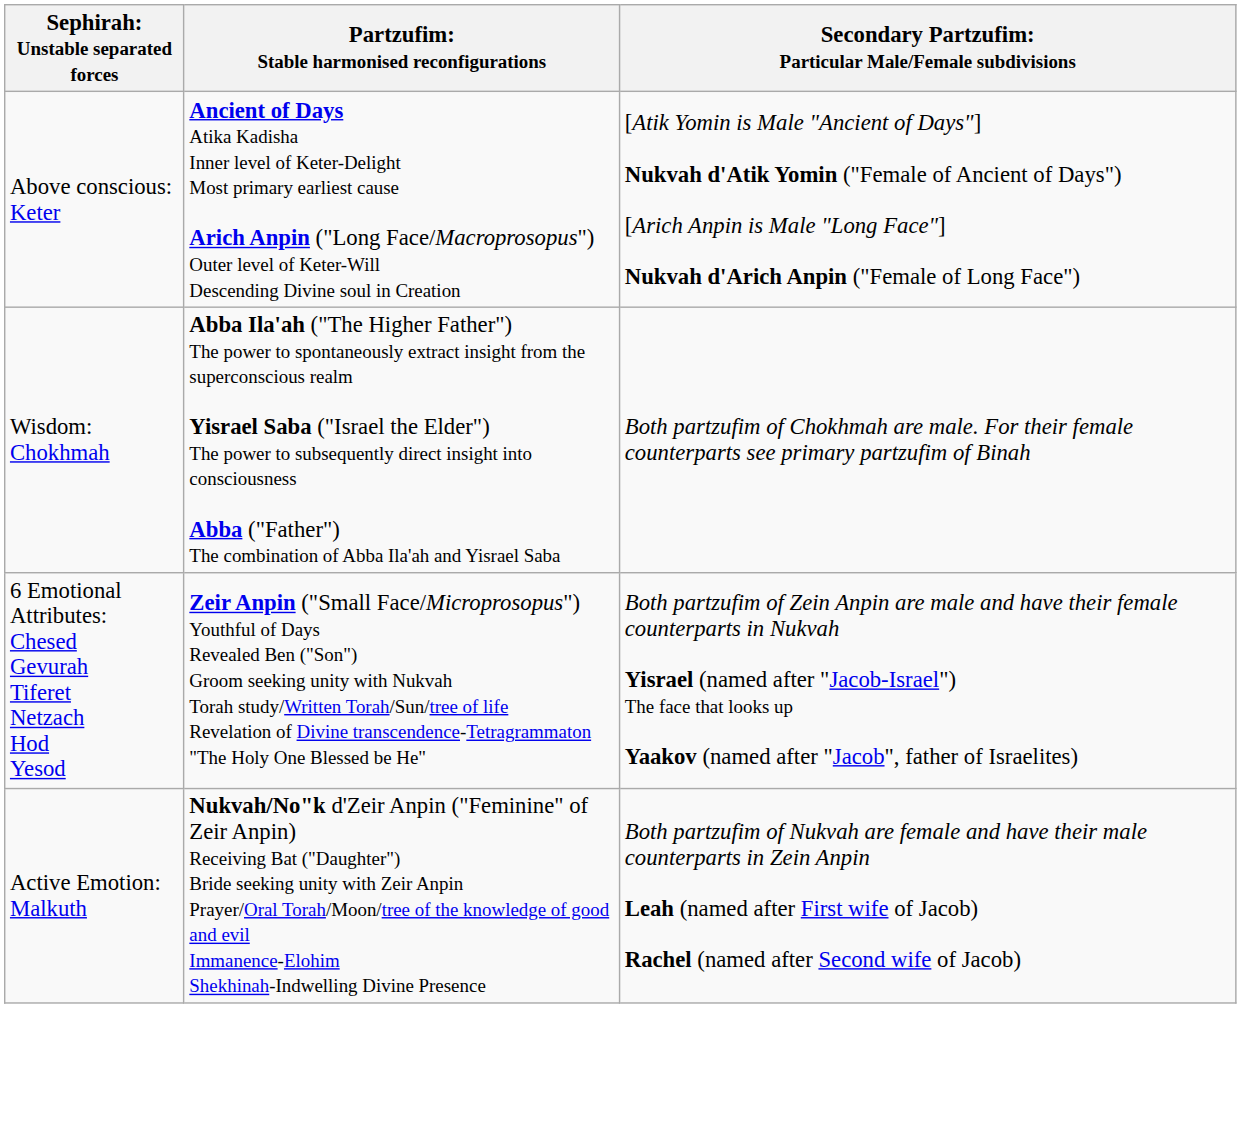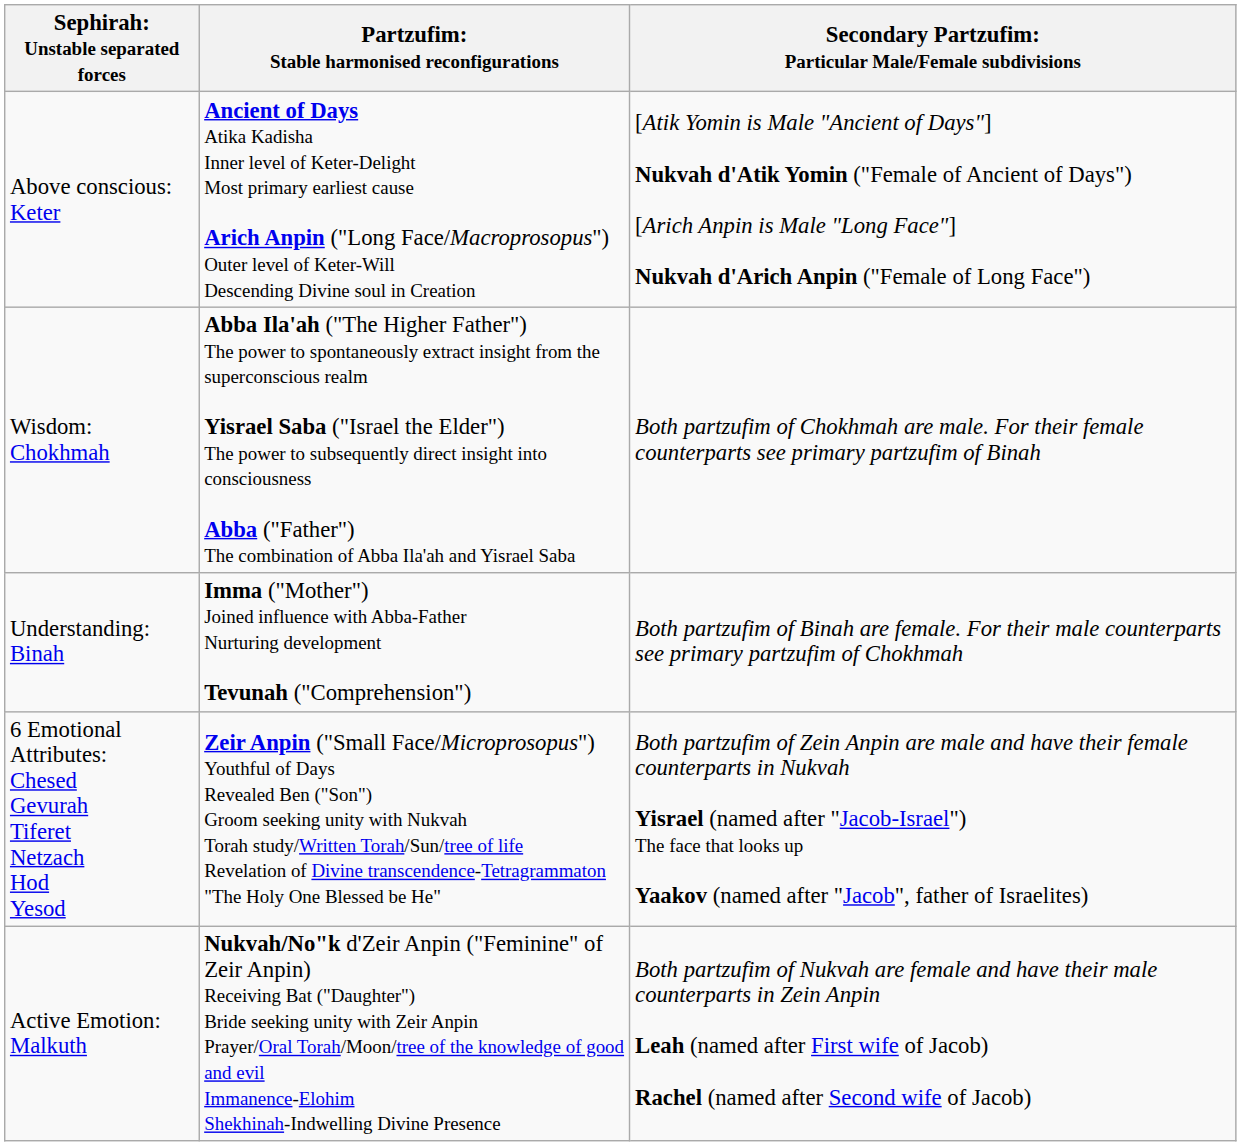+ row: (80, 641)
